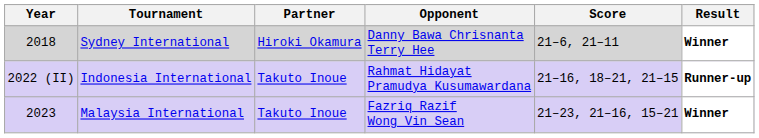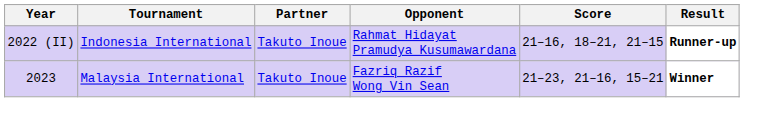- row: (155, 43)
